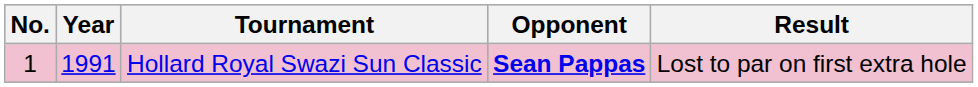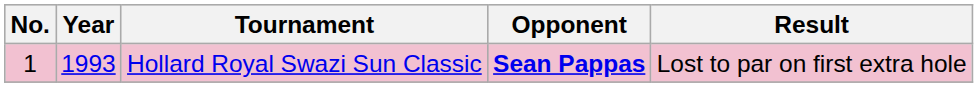(88, 63) 1991 -> (88, 63) 1993
